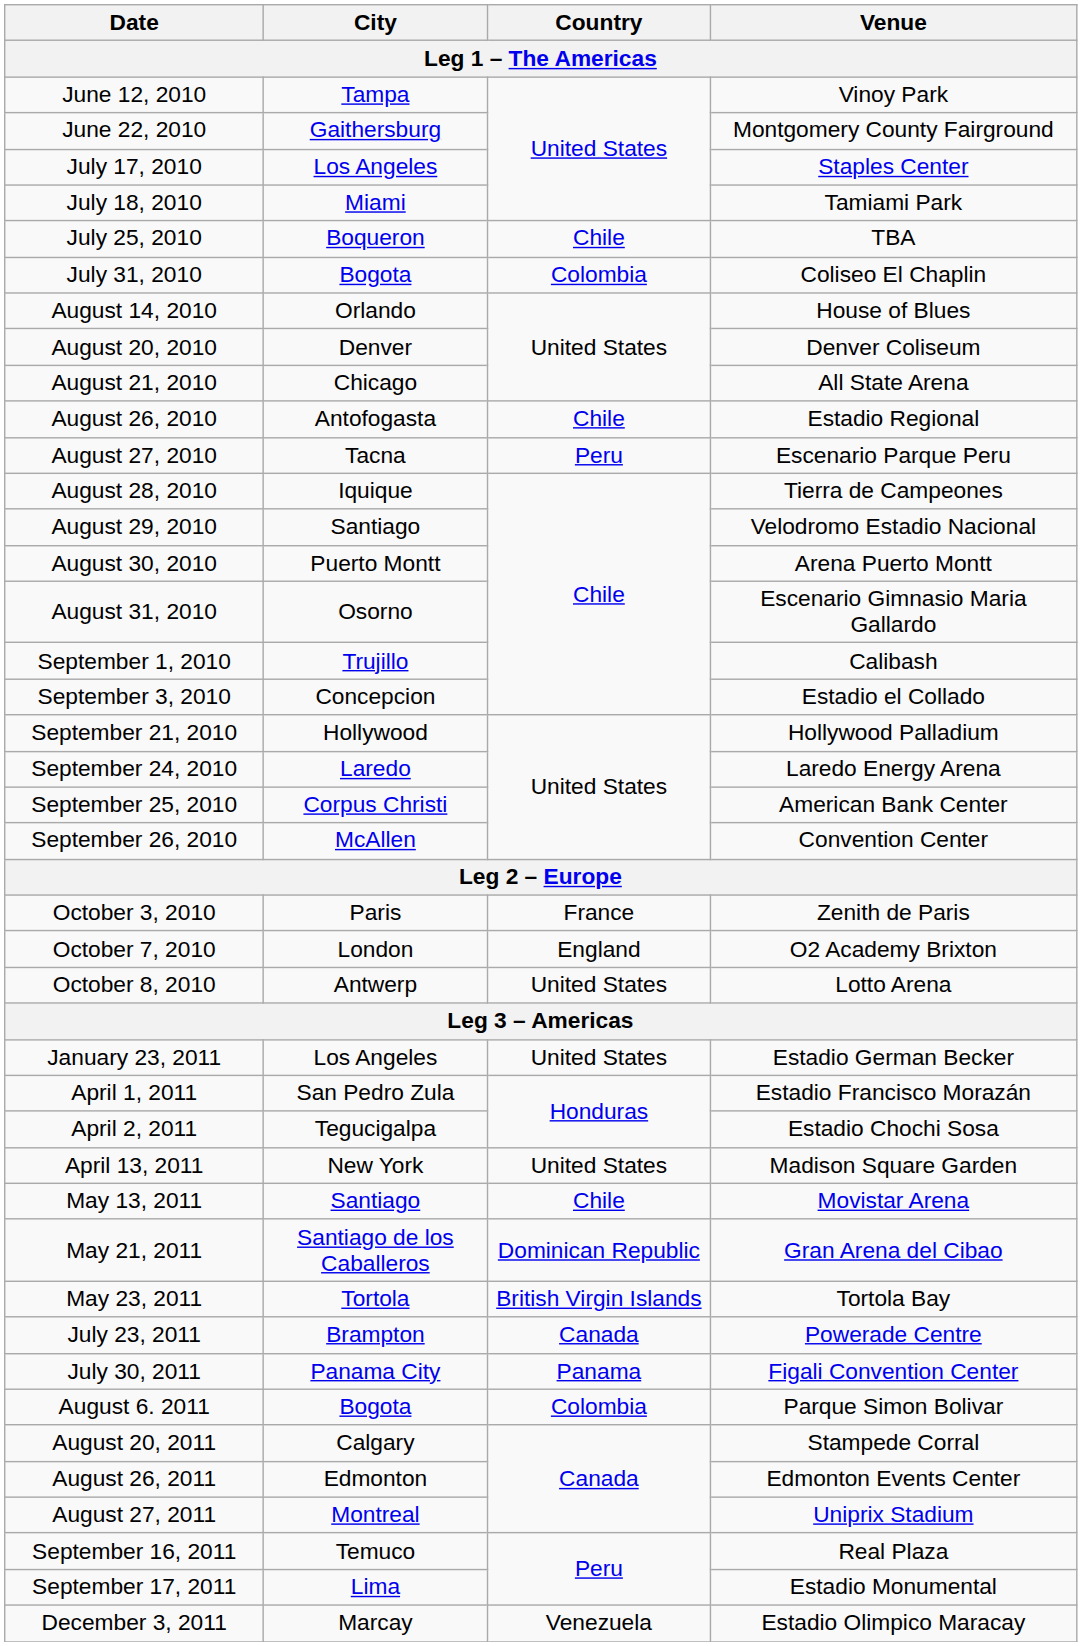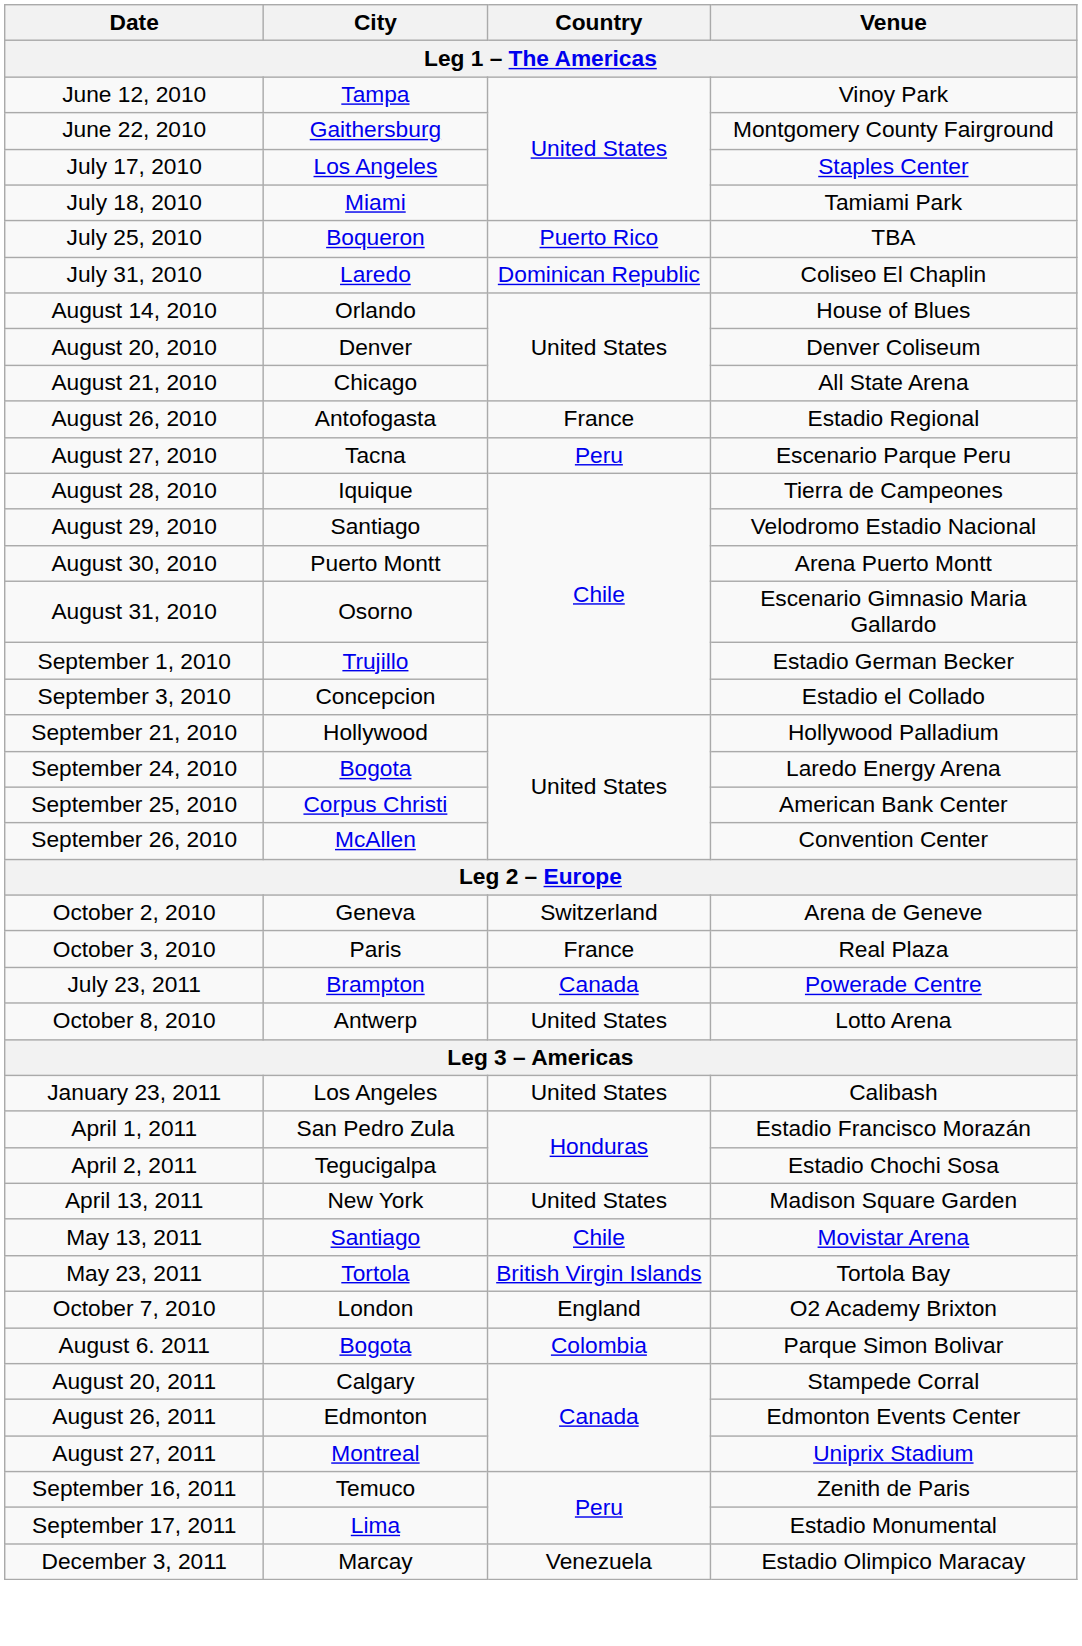(599, 238) Chile -> (599, 238) Puerto Rico
(375, 274) Bogota -> (375, 274) Laredo
(599, 274) Colombia -> (599, 274) Dominican Republic
(599, 418) Chile -> (599, 418) France
(893, 660) Calibash -> (893, 660) Estadio German Becker
(375, 768) Laredo -> (375, 768) Bogota
+ row: (134, 912)
(893, 912) Zenith de Paris -> (893, 948) Real Plaza
rows swapped: (134, 948) <-> (134, 1334)
(893, 1056) Estadio German Becker -> (893, 1093) Calibash
- row: (134, 1249)
- row: (134, 1370)
(893, 1550) Real Plaza -> (893, 1489) Zenith de Paris
